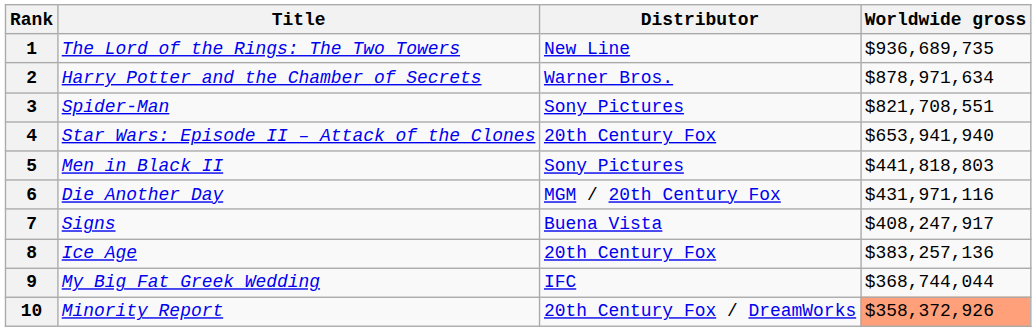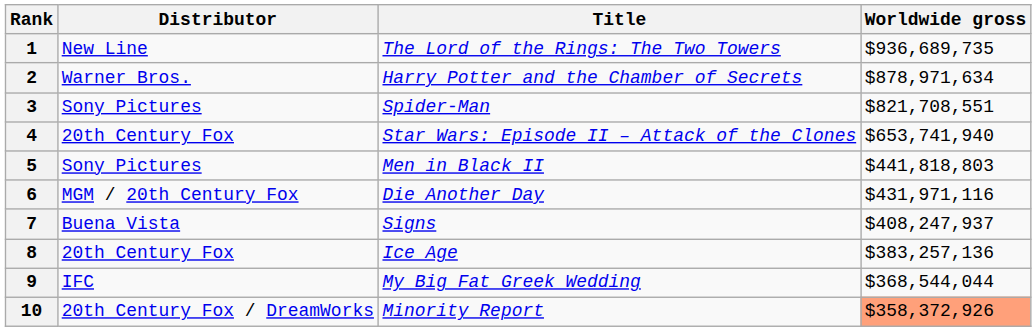columns swapped: (299, 19) <-> (700, 19)
(929, 136) $653,941,940 -> (929, 136) $653,741,940
(929, 224) $408,247,917 -> (929, 224) $408,247,937
(929, 282) $368,744,044 -> (929, 282) $368,544,044
